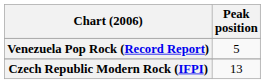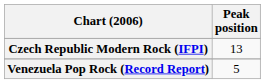rows swapped: (108, 68) <-> (108, 48)
